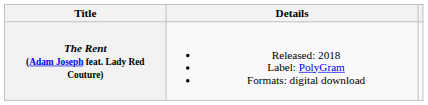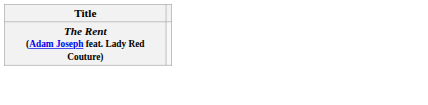- column: (292, 13)
